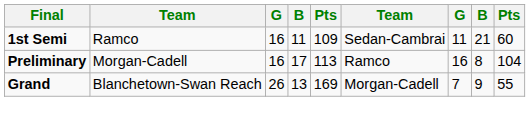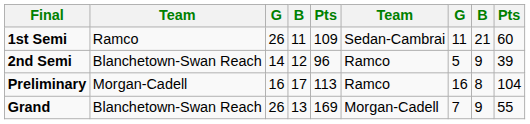(276, 38) 16 -> (276, 38) 26
+ row: (40, 61)
